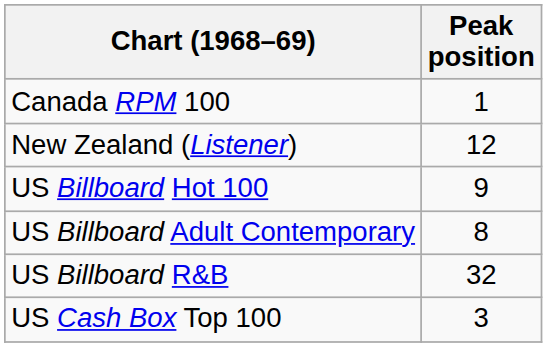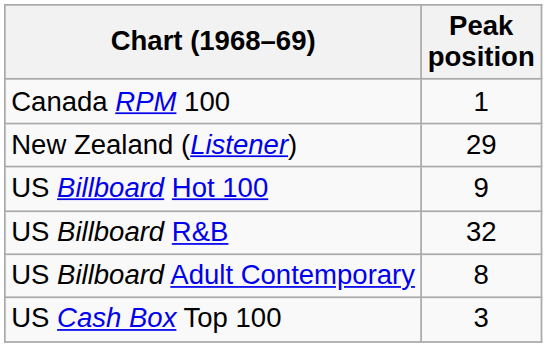(481, 144) 12 -> (481, 144) 29
rows swapped: (213, 231) <-> (120, 275)
